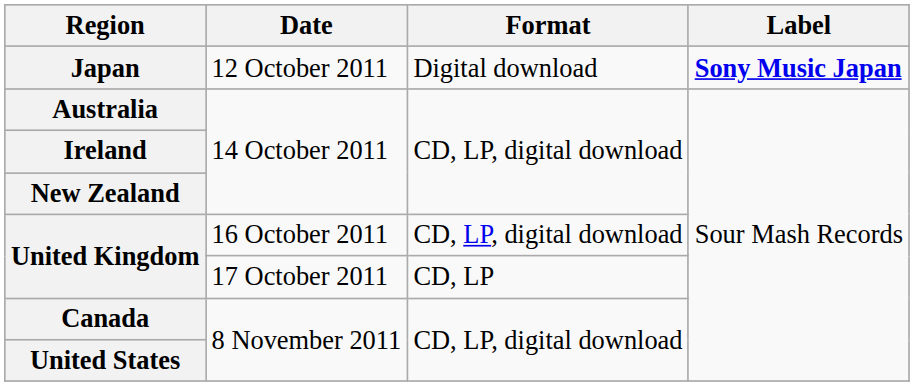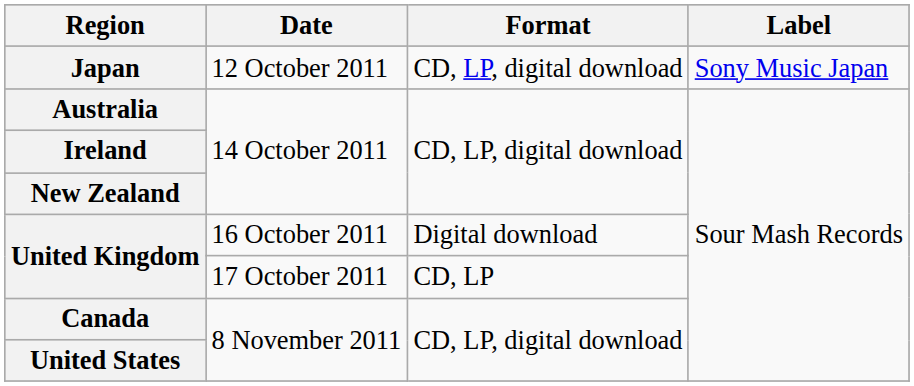(505, 67) Digital download -> (548, 67) CD, LP, digital download
(798, 67) bold -> (792, 67) normal
(548, 234) CD, LP, digital download -> (505, 234) Digital download
